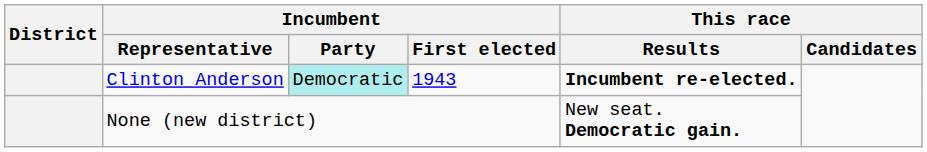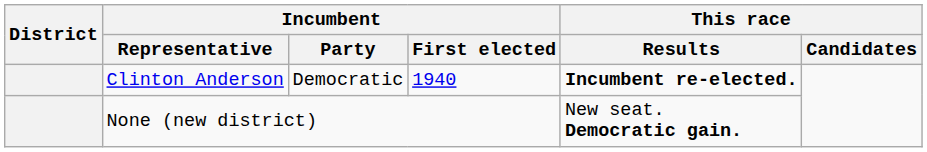(348, 80) paleturquoise background -> (348, 80) no background
(434, 80) 1943 -> (434, 80) 1940
